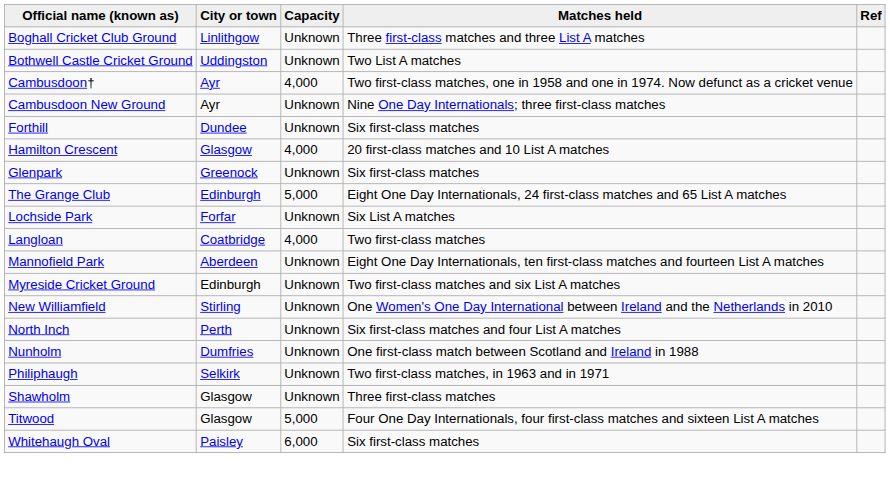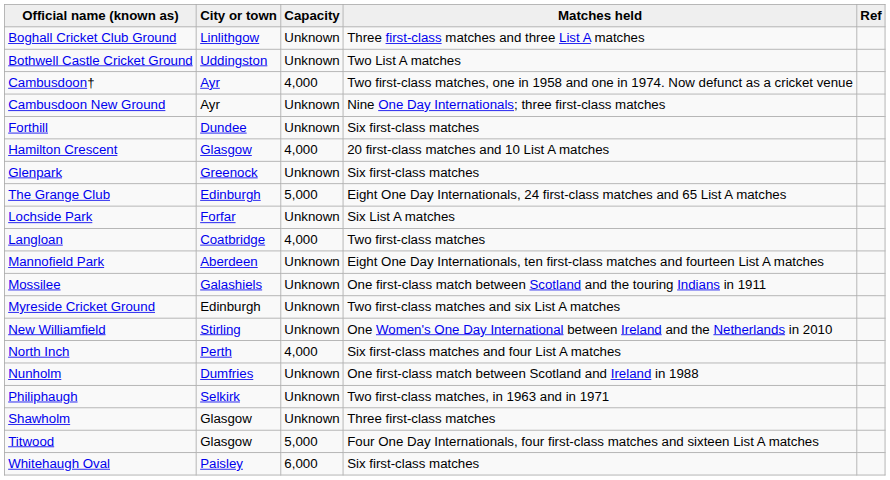+ row: (34, 284)
(312, 329) Unknown -> (301, 351) 4,000
